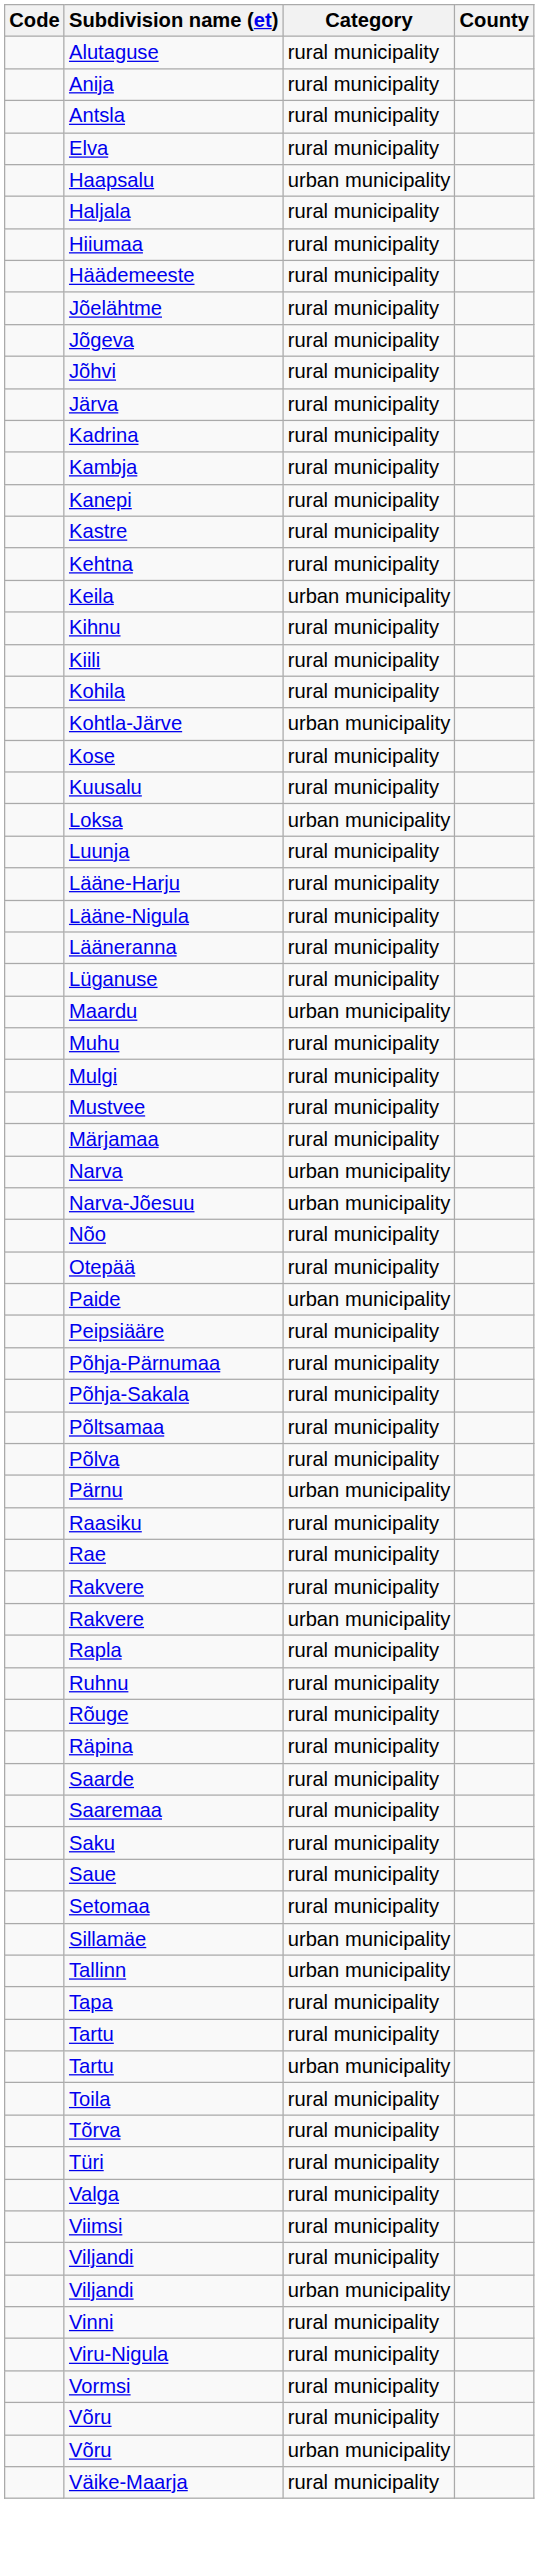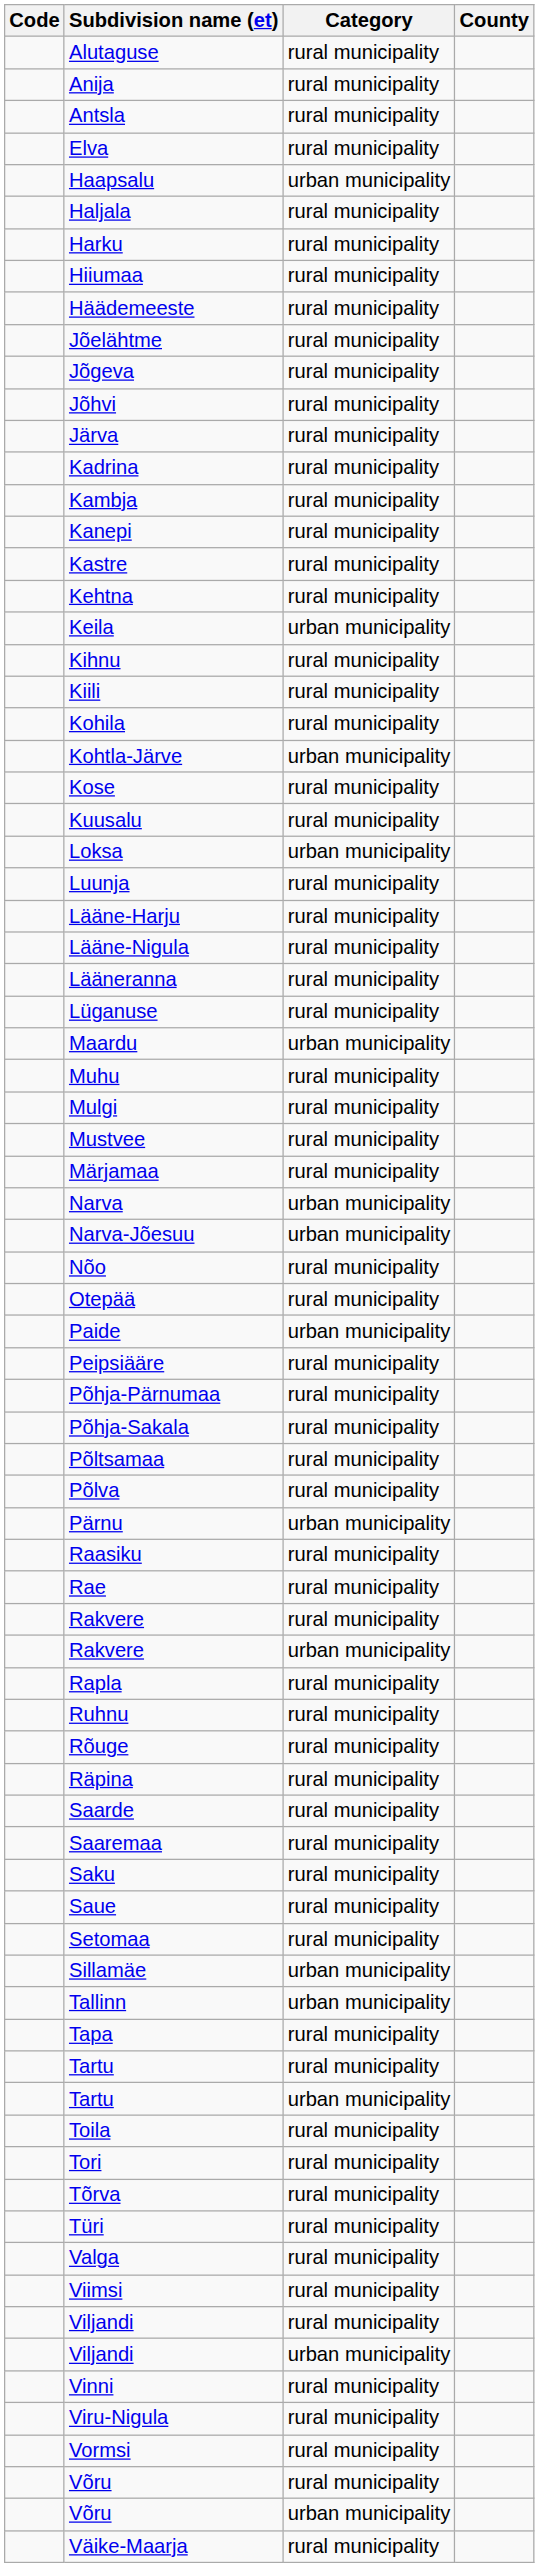+ row: (96, 244)
+ row: (85, 2162)
